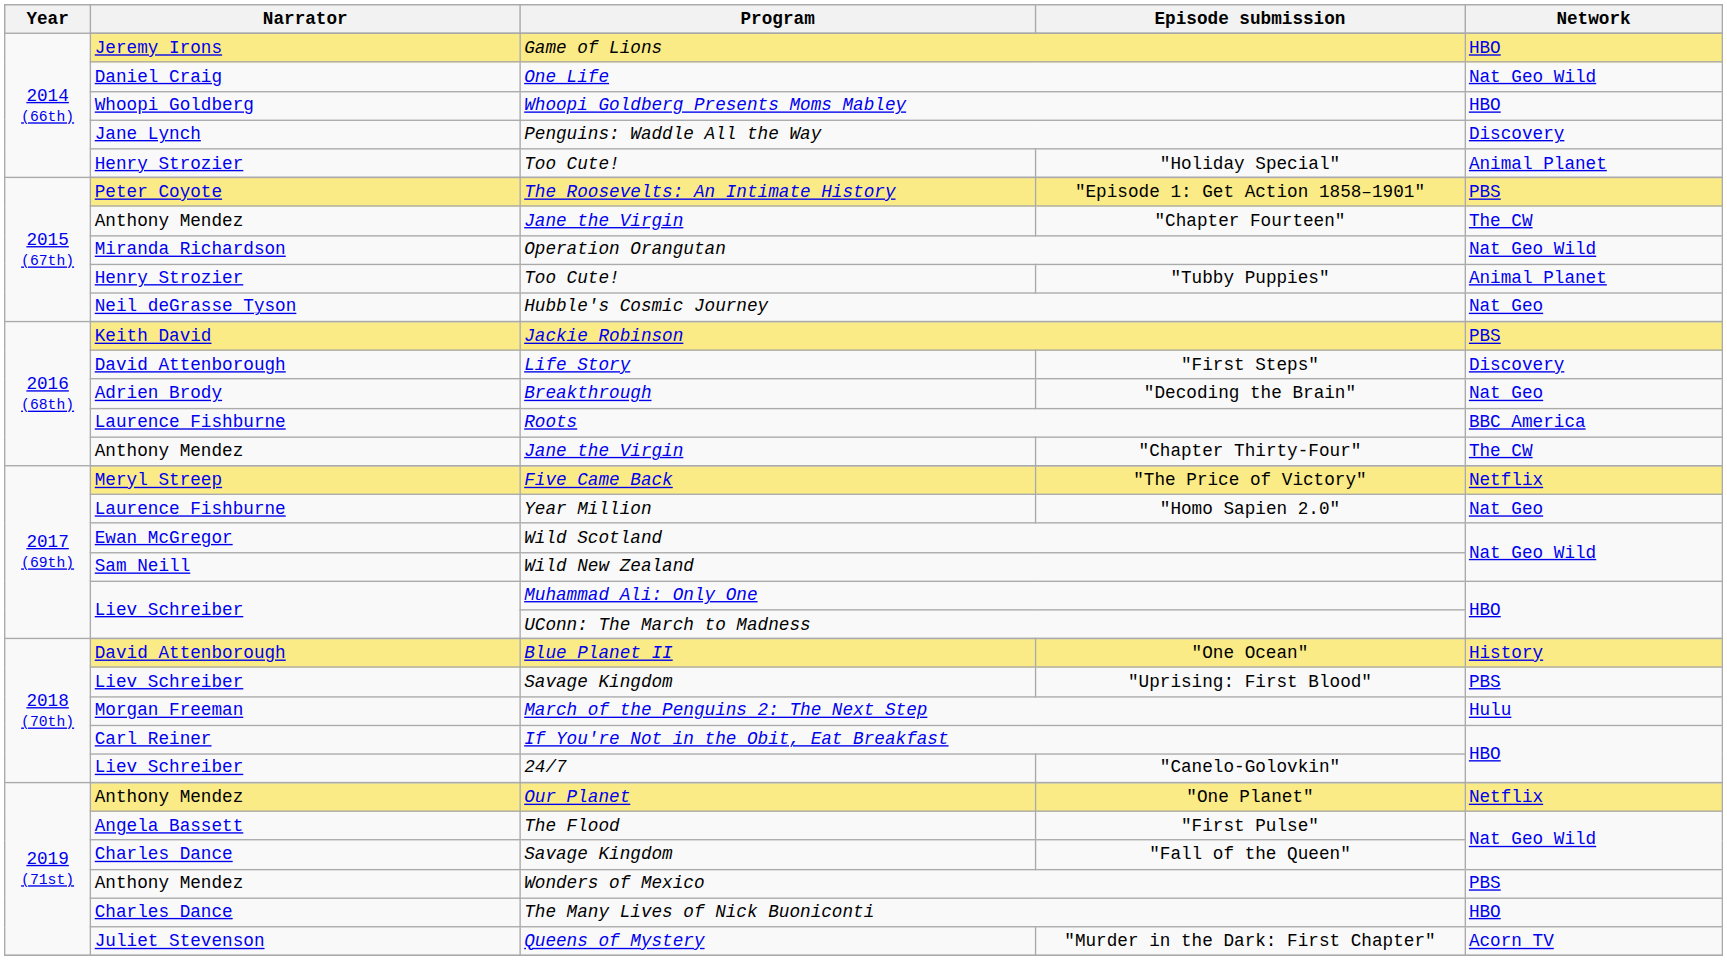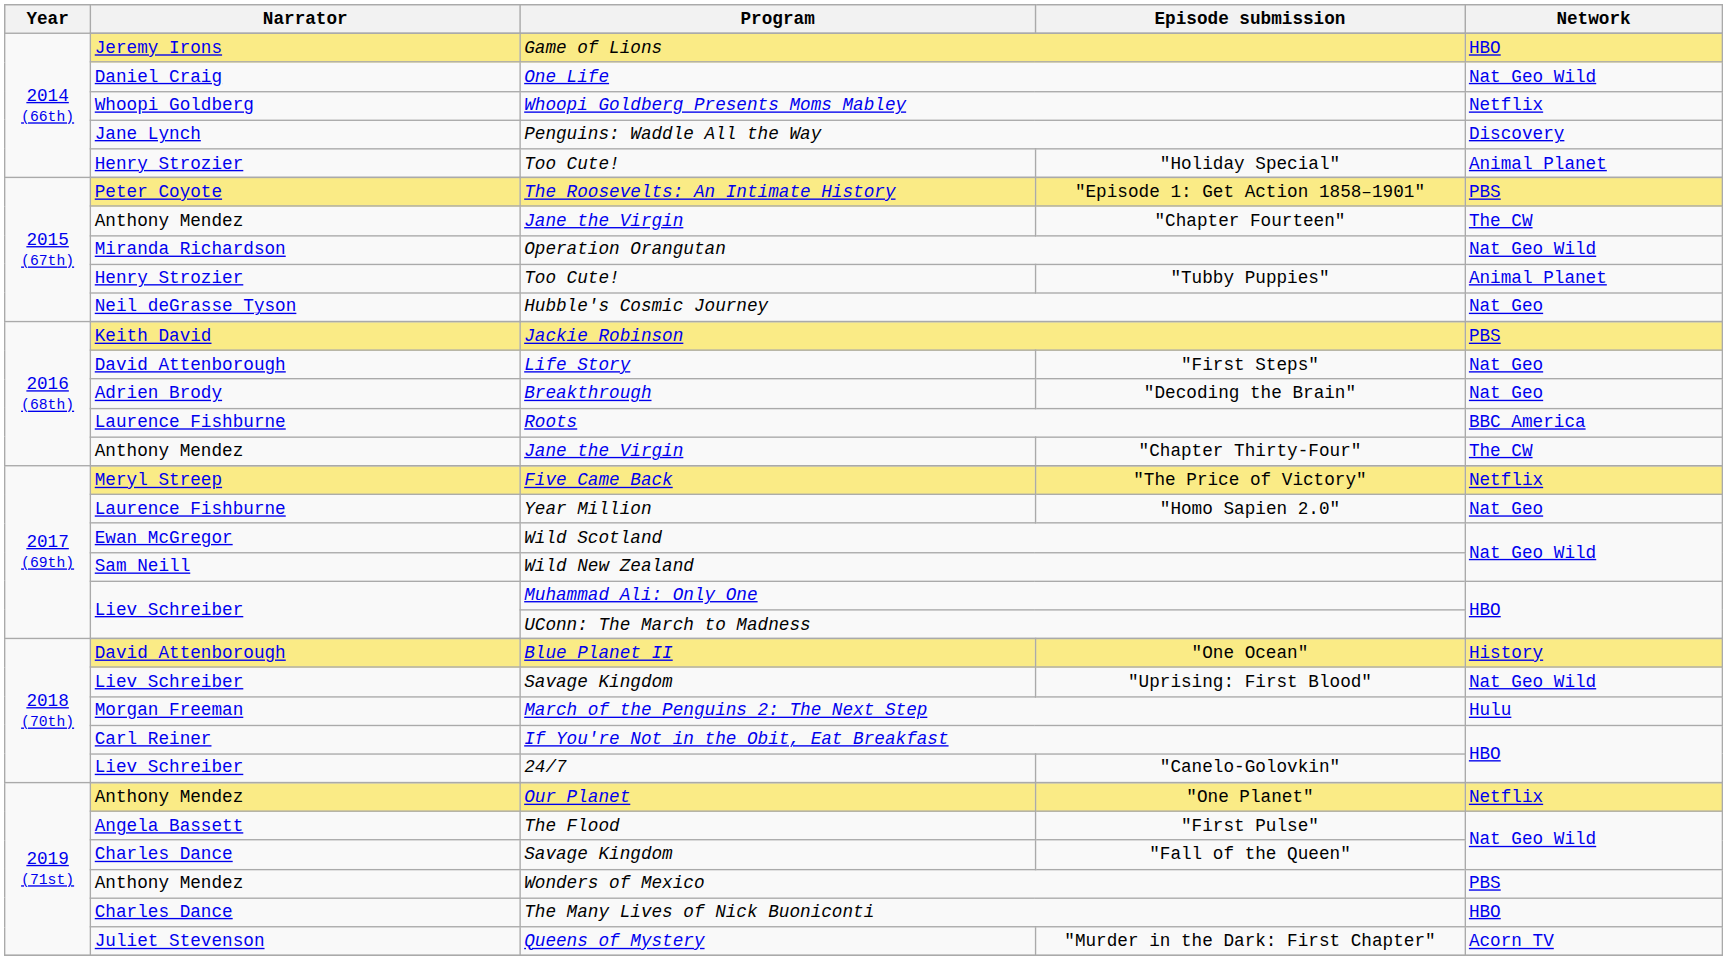(1485, 106) HBO -> (1506, 106) Netflix
(1517, 365) Discovery -> (1506, 365) Nat Geo
(1485, 682) PBS -> (1533, 682) Nat Geo Wild
